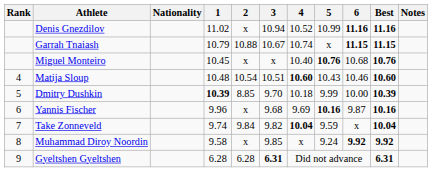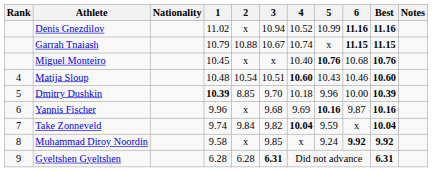(329, 93) 9.99 -> (329, 93) 9.96
